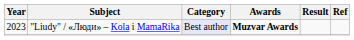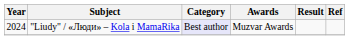(16, 27) 2023 -> (16, 27) 2024
(265, 27) bold -> (263, 27) normal
